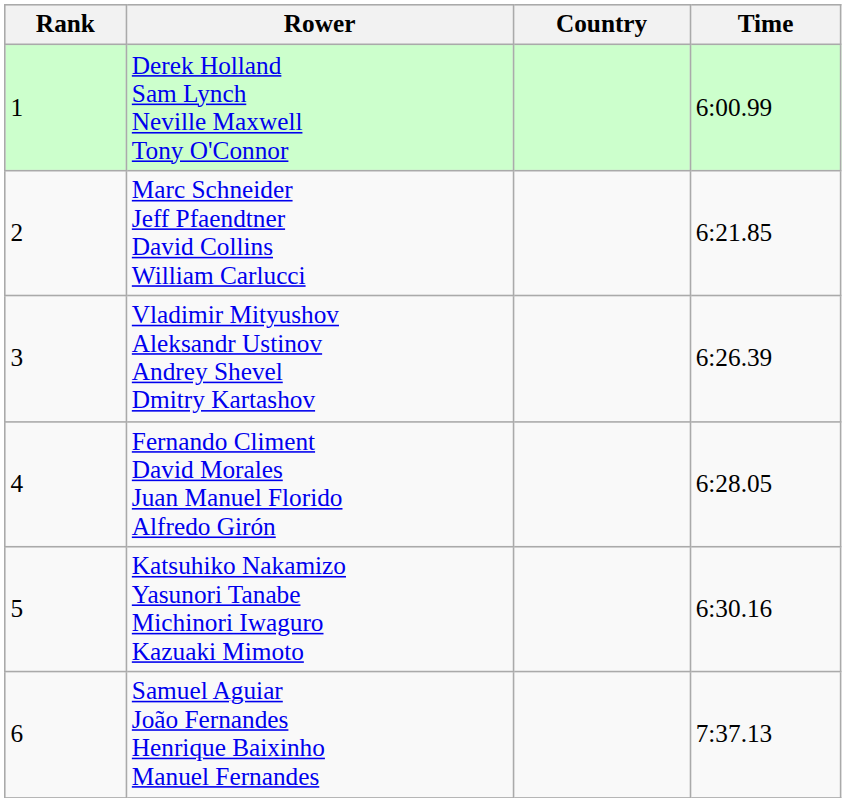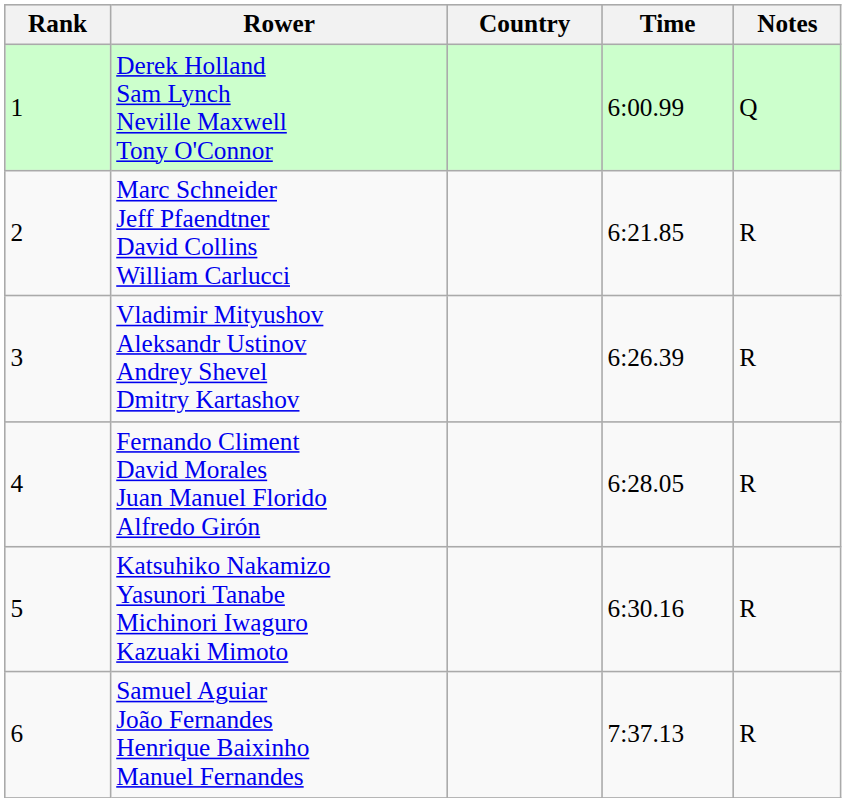+ column: (787, 24)
